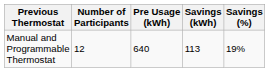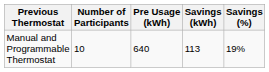(79, 48) 12 -> (79, 48) 10
